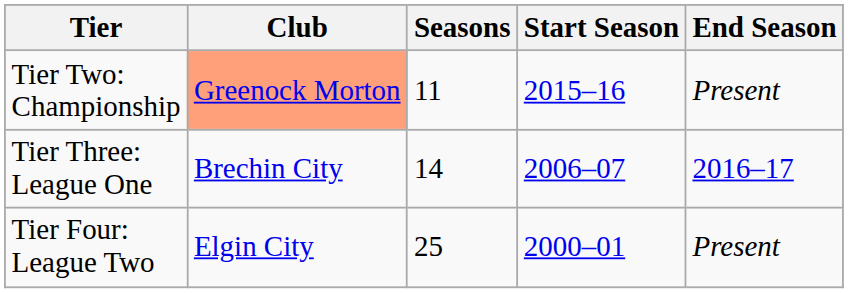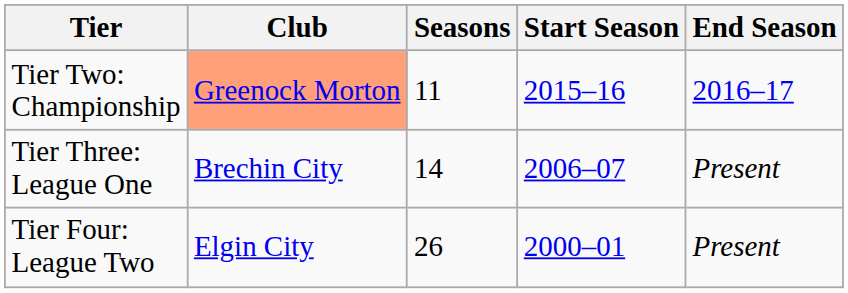(736, 89) Present -> (743, 89) 2016–17
(743, 168) 2016–17 -> (736, 168) Present
(428, 246) 25 -> (428, 246) 26
